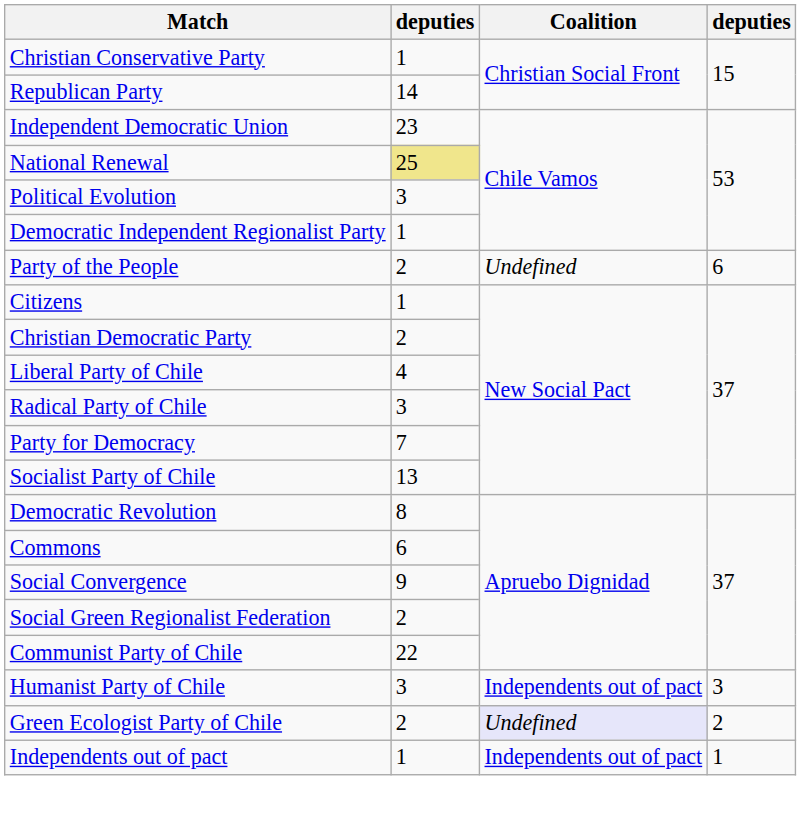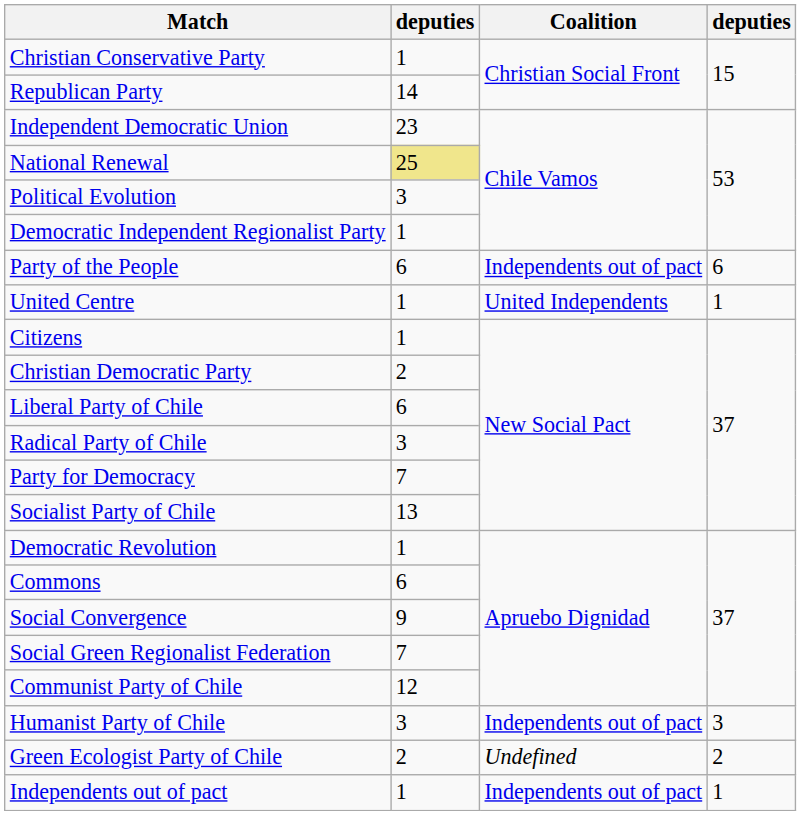(401, 267) 2 -> (401, 267) 6
(531, 267) Undefined -> (593, 267) Independents out of pact
+ row: (72, 302)
(401, 372) 4 -> (401, 407) 6
(401, 512) 8 -> (401, 547) 1
(401, 617) 2 -> (401, 652) 7
(407, 652) 22 -> (407, 687) 12
(531, 722) lavender background -> (531, 757) no background
